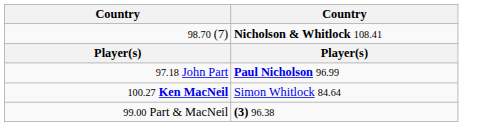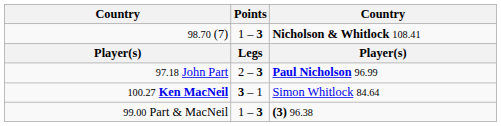+ column: (250, 14)
